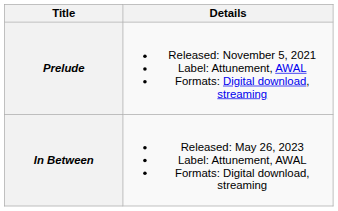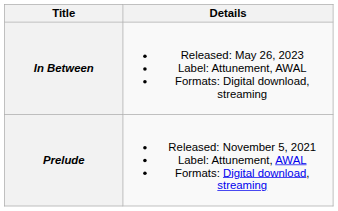rows swapped: (64, 68) <-> (64, 160)
